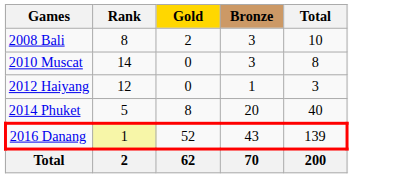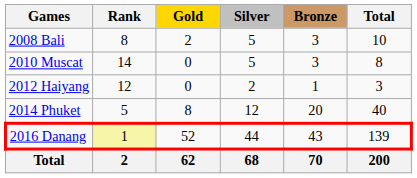+ column: (252, 16)
